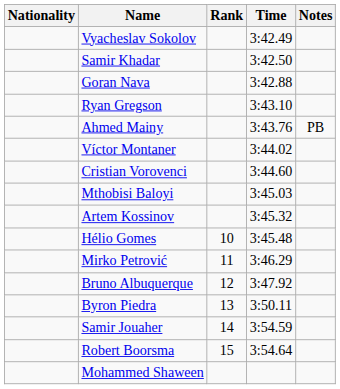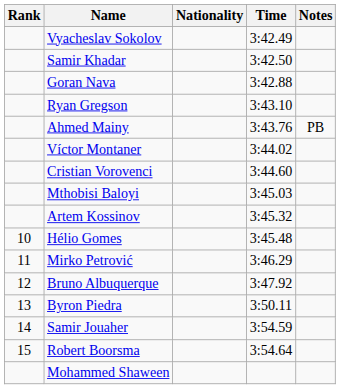columns swapped: (227, 15) <-> (41, 15)
